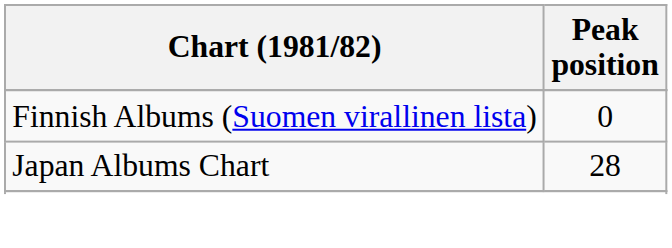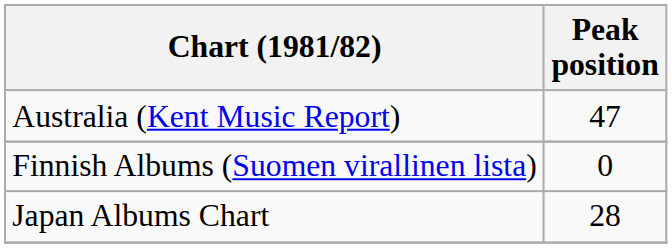+ row: (206, 115)
